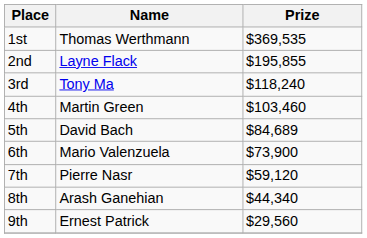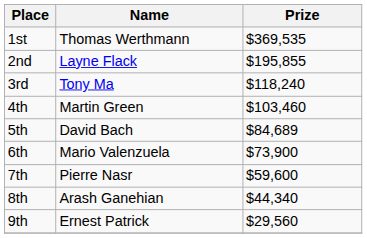(272, 175) $59,120 -> (272, 175) $59,600
